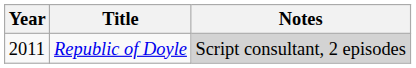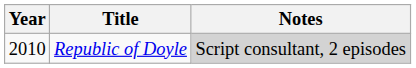(27, 48) 2011 -> (27, 48) 2010
